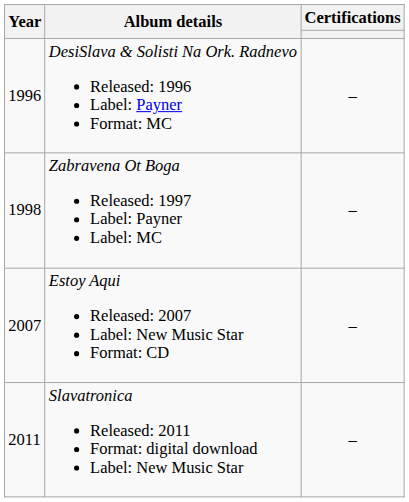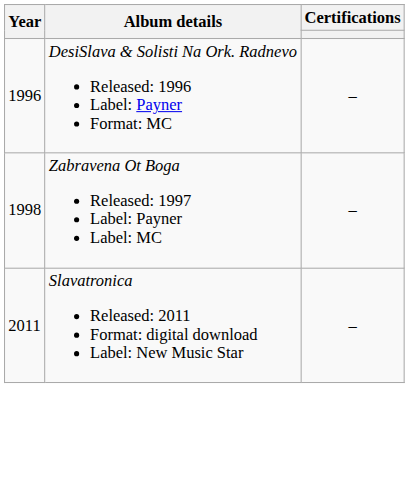- row: (173, 317)
